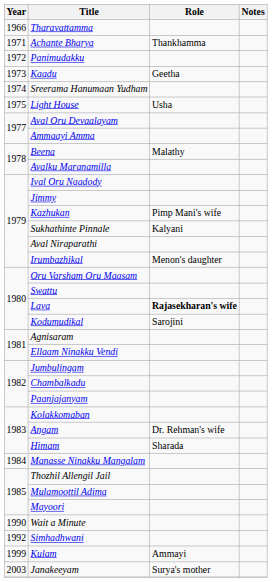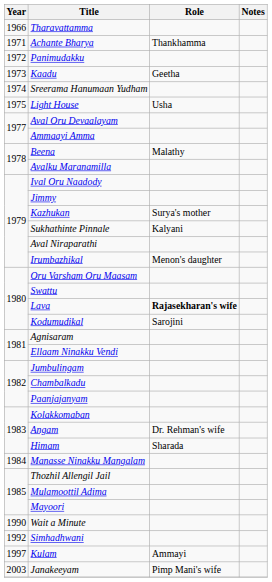(187, 213) Pimp Mani's wife -> (181, 213) Surya's mother
(16, 553) 1999 -> (16, 553) 1997
(181, 569) Surya's mother -> (187, 569) Pimp Mani's wife
